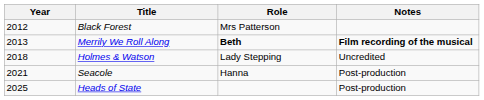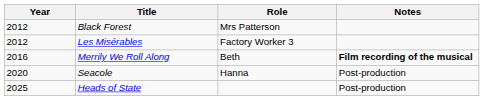+ row: (110, 42)
(17, 42) 2013 -> (17, 57) 2016
(231, 42) bold -> (230, 57) normal
- row: (116, 57)
(17, 73) 2021 -> (17, 73) 2020
